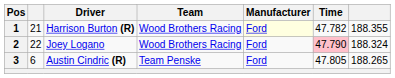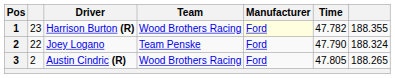(36, 29) 21 -> (36, 29) 23
(190, 45) Wood Brothers Racing -> (170, 45) Team Penske
(331, 45) pink background -> (331, 45) no background
(33, 61) 6 -> (33, 61) 2
(170, 61) Team Penske -> (190, 61) Wood Brothers Racing
